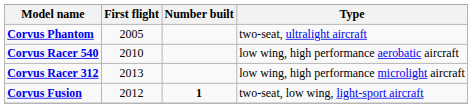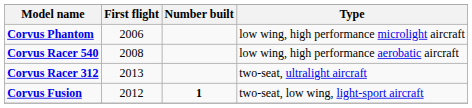(132, 34) 2005 -> (132, 34) 2006
(303, 34) two-seat, ultralight aircraft -> (352, 34) low wing, high performance microlight aircraft
(132, 54) 2010 -> (132, 54) 2008
(352, 73) low wing, high performance microlight aircraft -> (303, 73) two-seat, ultralight aircraft
